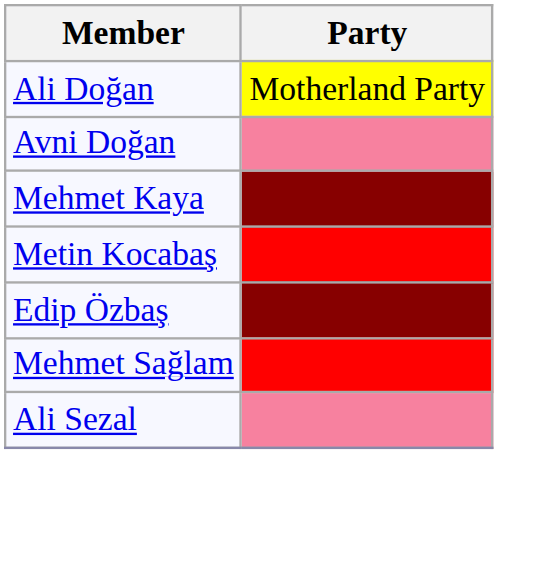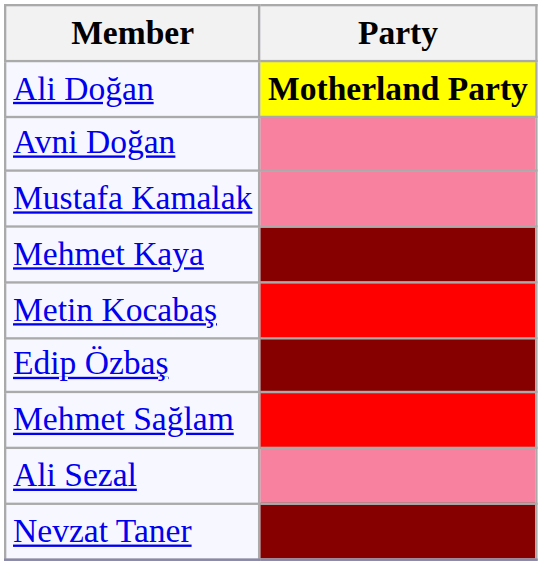(367, 87) normal -> (398, 87) bold
+ row: (133, 198)
+ row: (102, 530)
